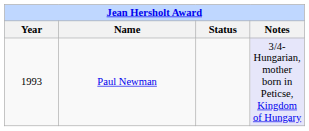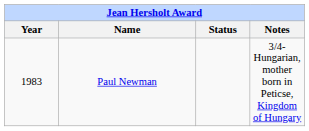(32, 82) 1993 -> (32, 82) 1983
(277, 82) lavender background -> (277, 82) no background
